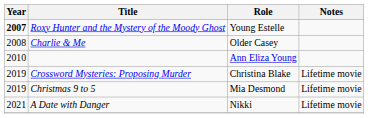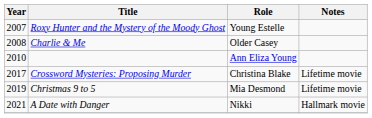(16, 27) bold -> (16, 27) normal
(16, 74) 2019 -> (16, 74) 2017
(331, 105) Lifetime movie -> (333, 105) Hallmark movie
